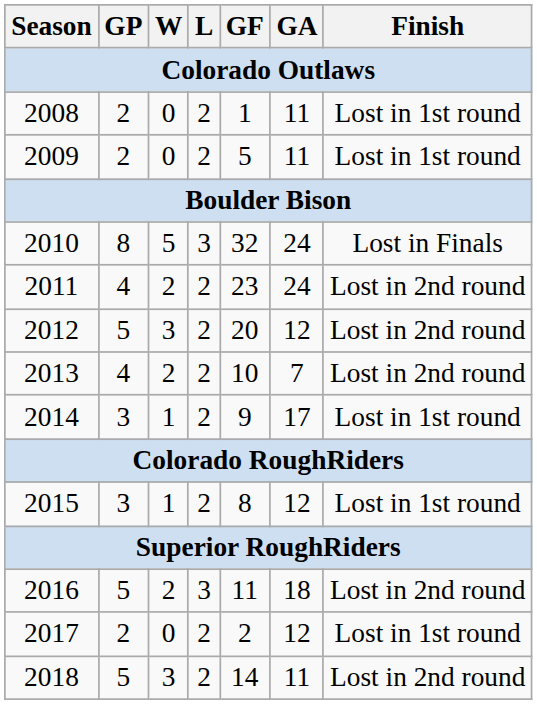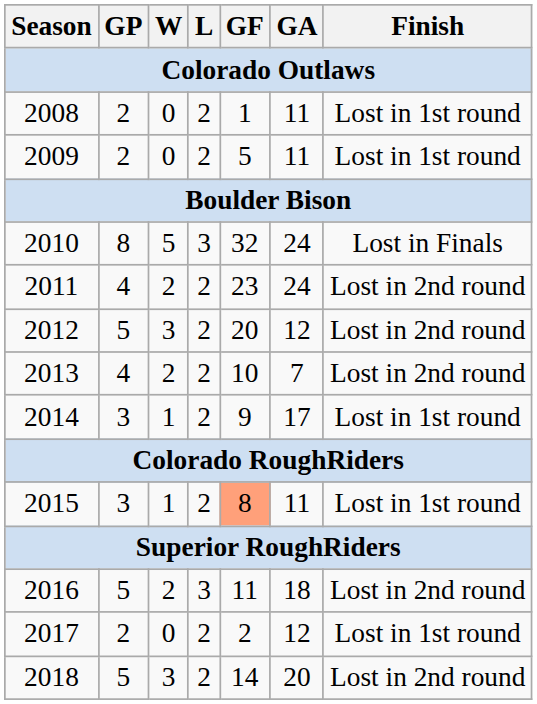(245, 503) no background -> (245, 503) lightsalmon background
(297, 503) 12 -> (297, 503) 11
(297, 677) 11 -> (297, 677) 20
